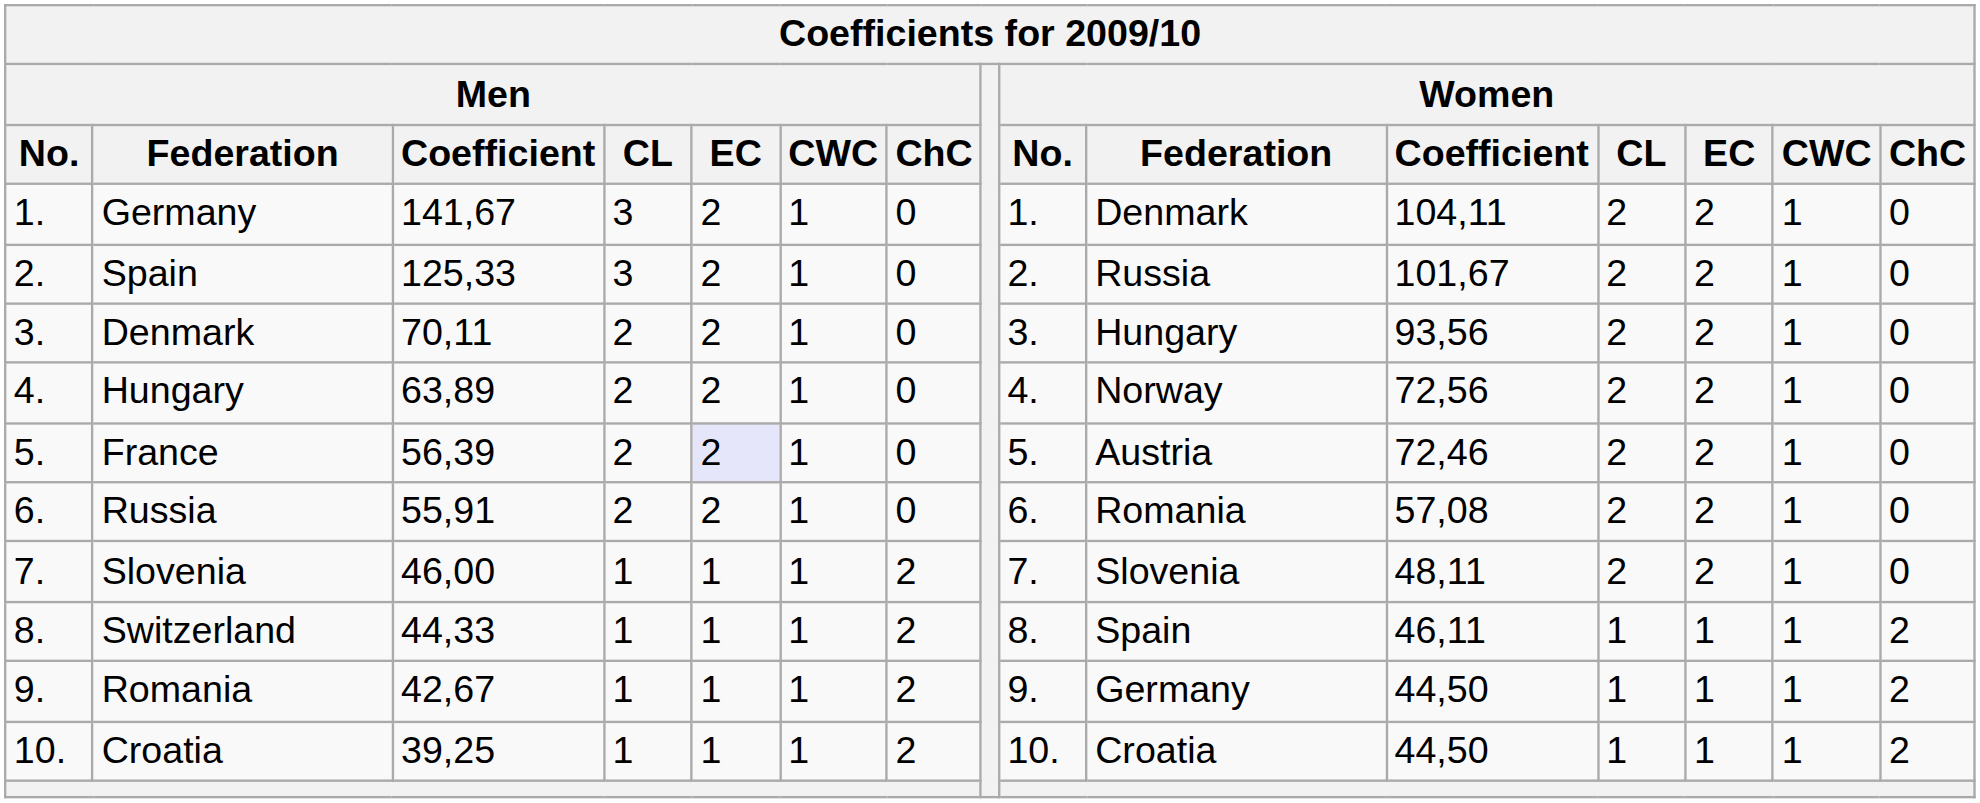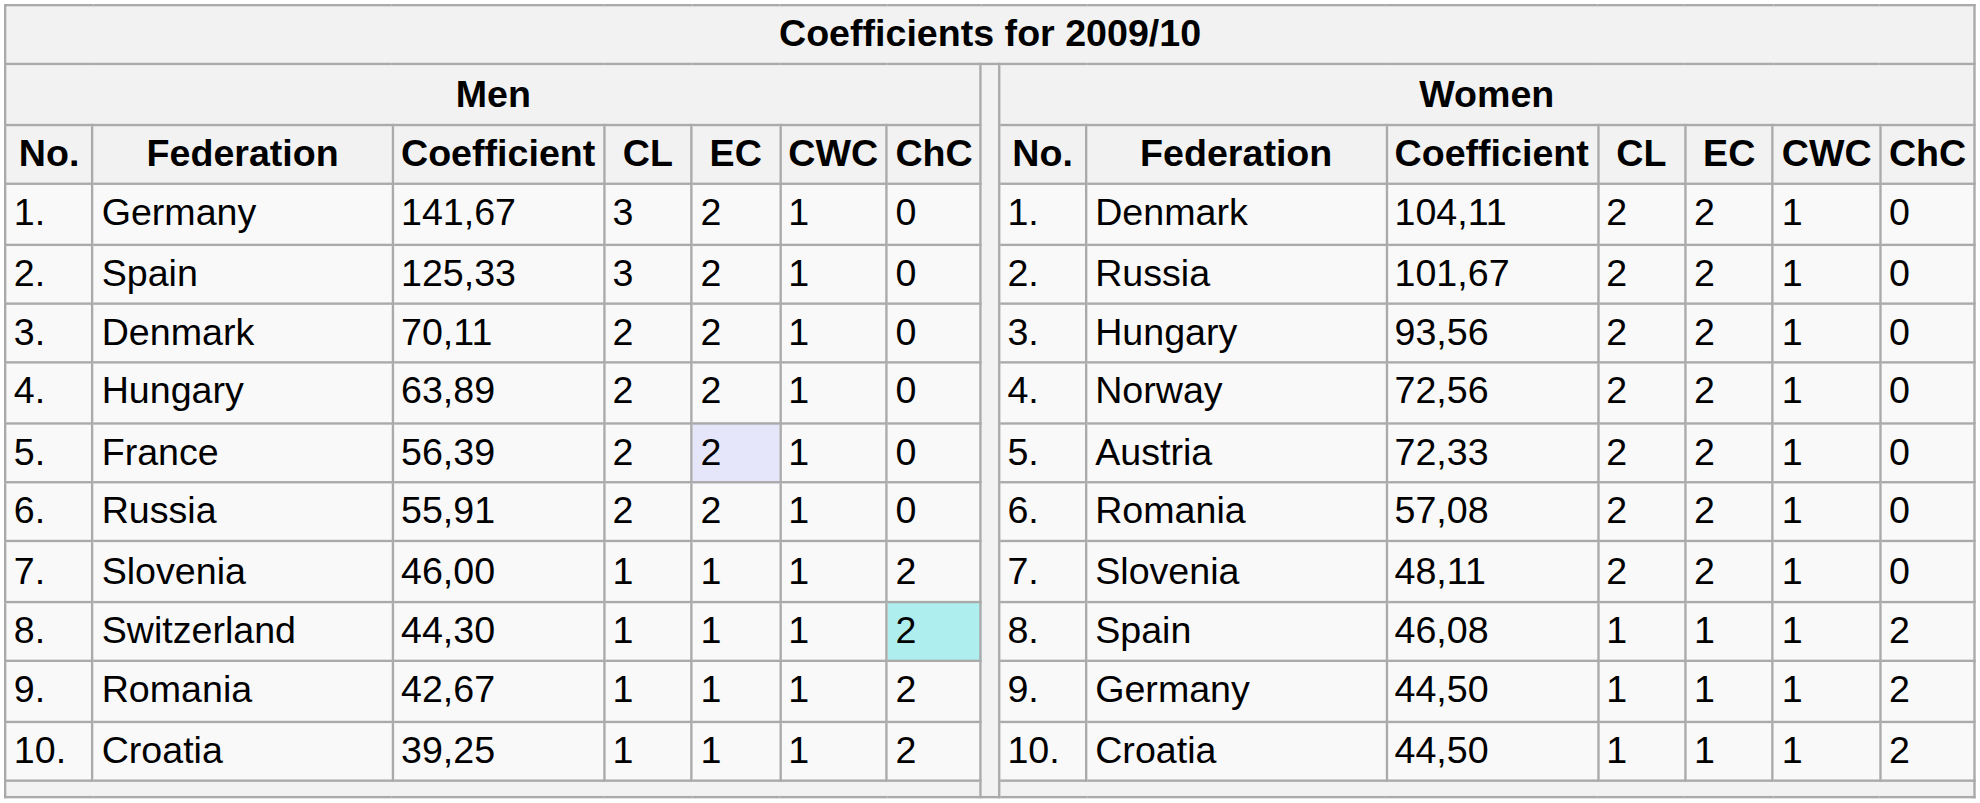(1442, 451) 72,46 -> (1442, 451) 72,33
(448, 630) 44,33 -> (448, 630) 44,30
(906, 630) no background -> (906, 630) paleturquoise background
(1440, 630) 46,11 -> (1442, 630) 46,08
